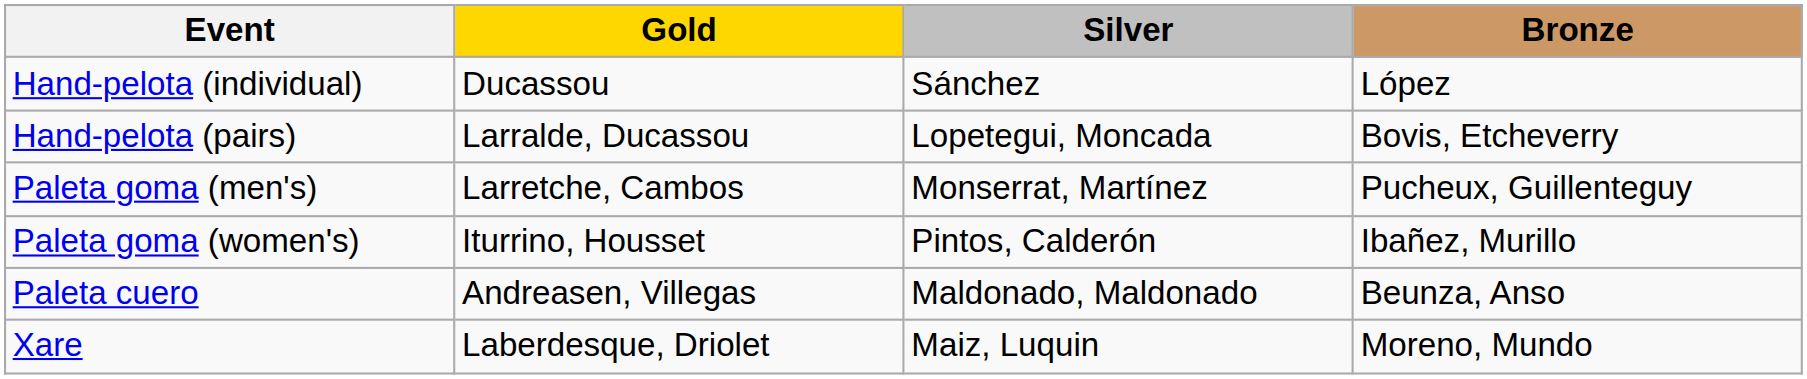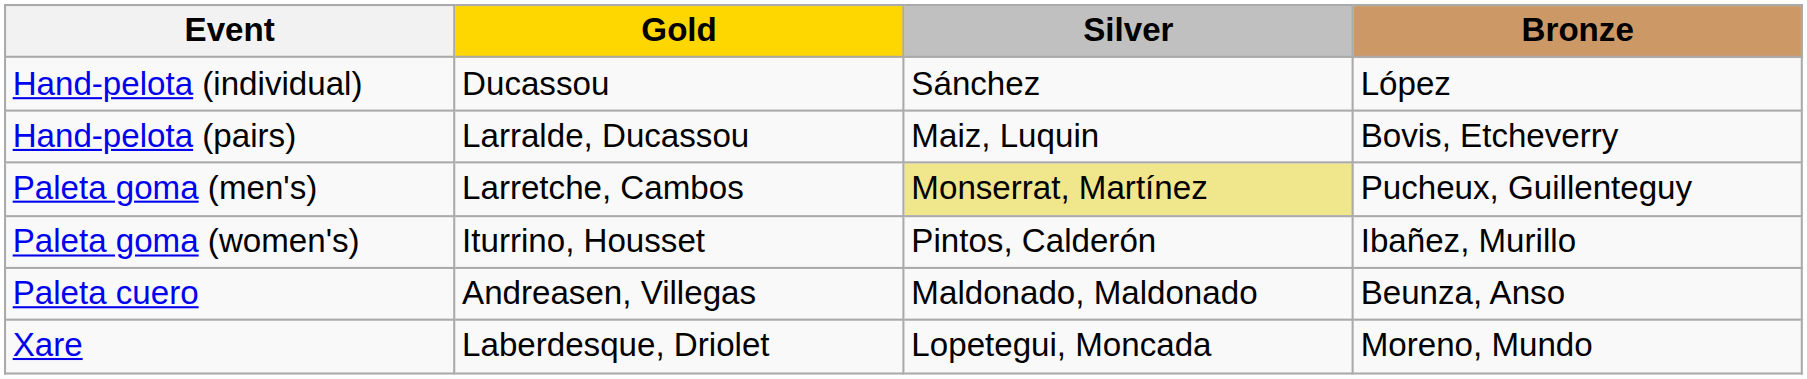(1061, 135) Lopetegui, Moncada -> (1005, 135) Maiz, Luquin
(1060, 188) no background -> (1060, 188) khaki background
(1005, 345) Maiz, Luquin -> (1061, 345) Lopetegui, Moncada
